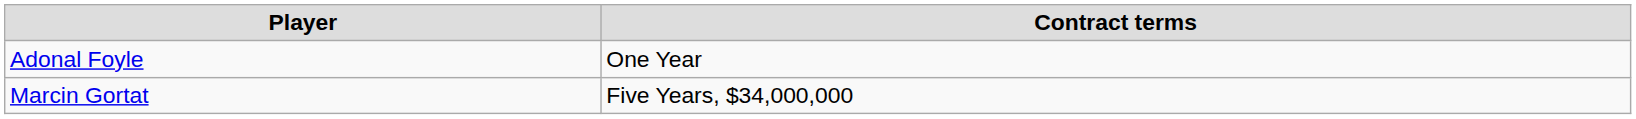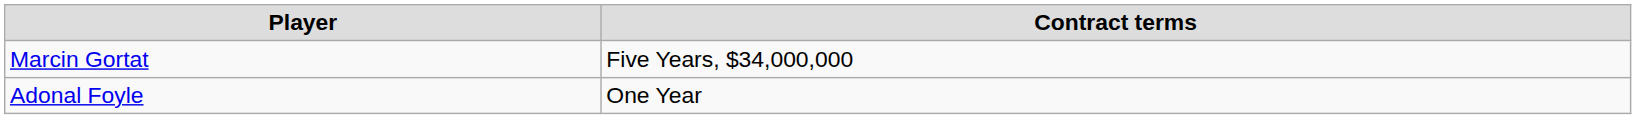rows swapped: (79, 95) <-> (77, 58)
